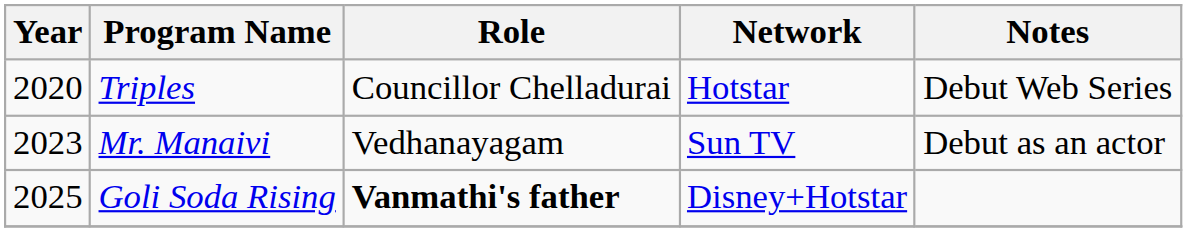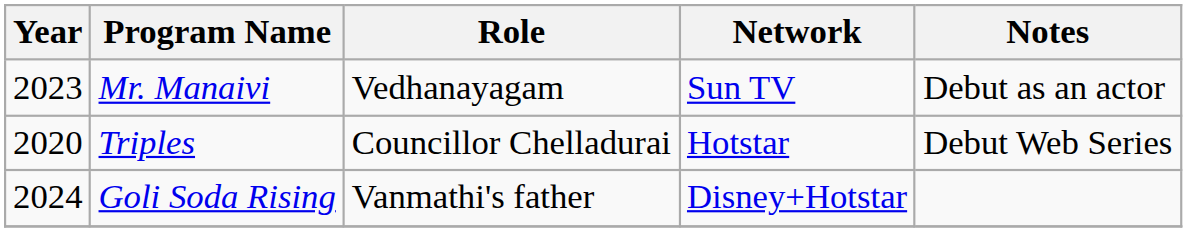rows swapped: (147, 87) <-> (184, 142)
(48, 197) 2025 -> (48, 197) 2024
(486, 197) bold -> (473, 197) normal
